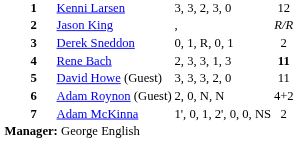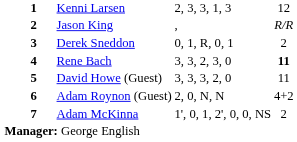(203, 7) 3, 3, 2, 3, 0 -> (203, 7) 2, 3, 3, 1, 3
(203, 60) 2, 3, 3, 1, 3 -> (203, 60) 3, 3, 2, 3, 0
